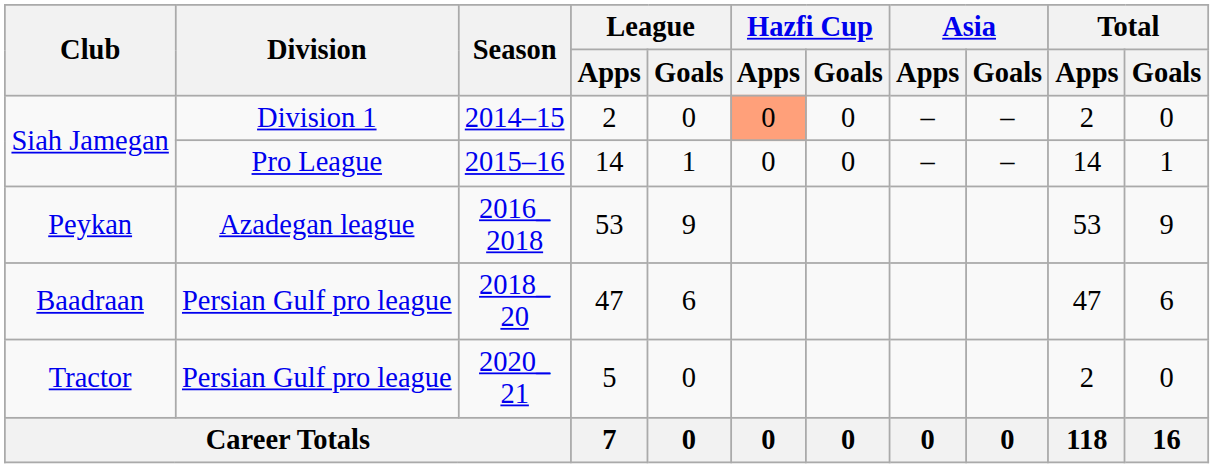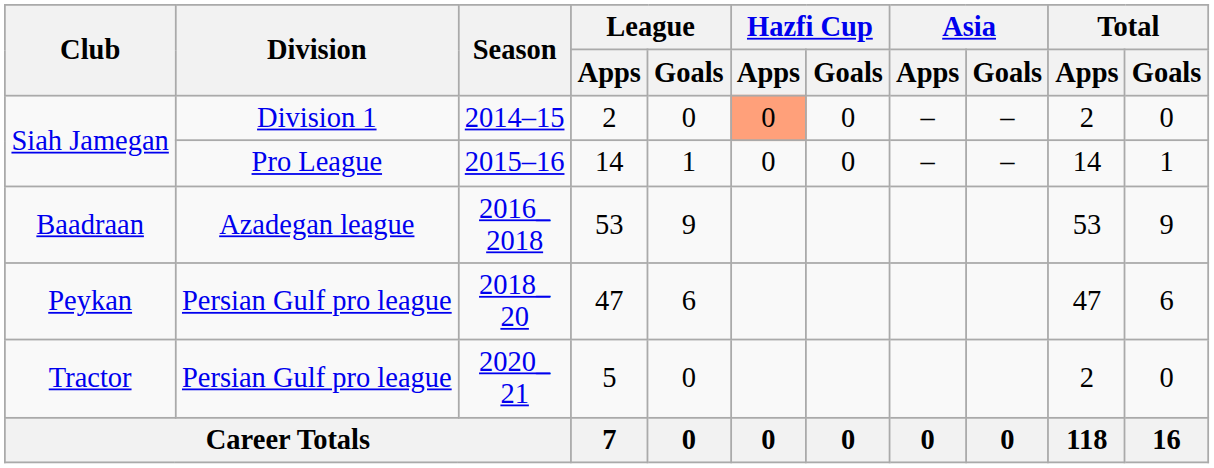(90, 223) Peykan -> (90, 223) Baadraan
(90, 300) Baadraan -> (90, 300) Peykan
